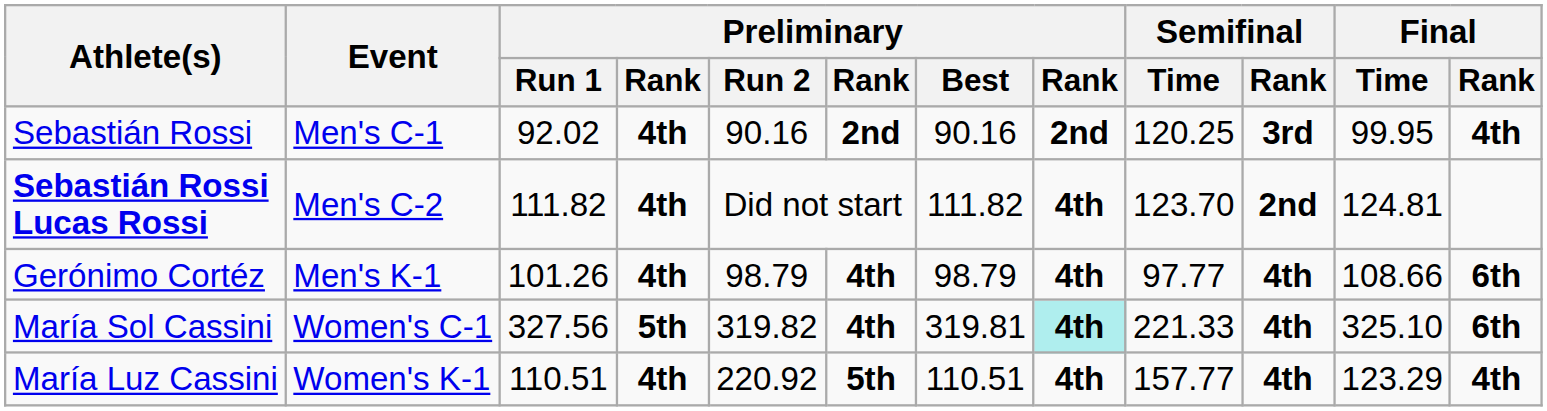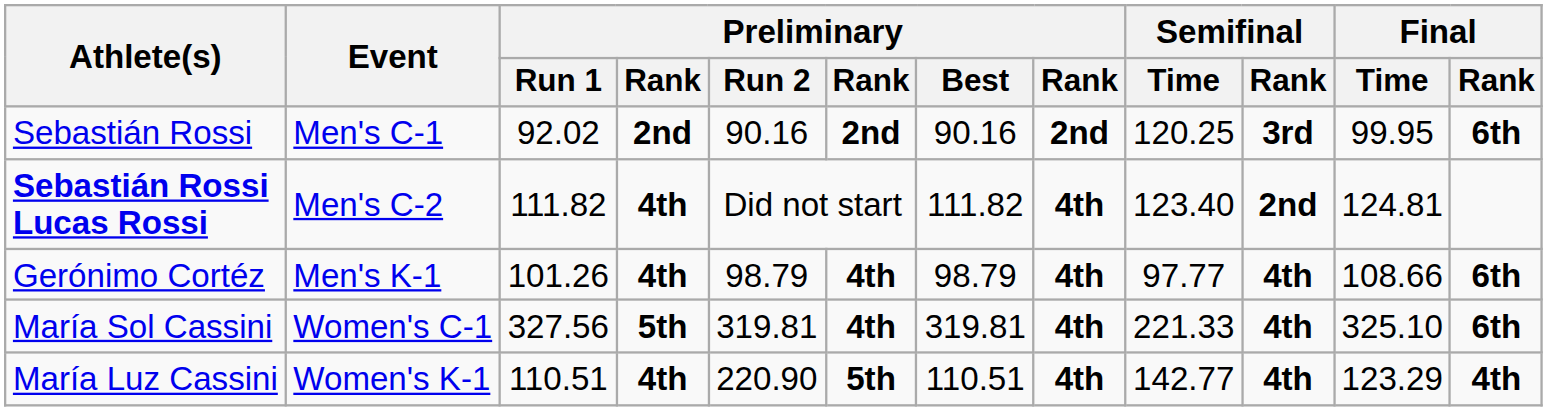(663, 133) 4th -> (663, 133) 2nd
(1496, 133) 4th -> (1496, 133) 6th
(1184, 204) 123.70 -> (1184, 204) 123.40
(767, 327) 319.82 -> (767, 327) 319.81
(1080, 327) paleturquoise background -> (1080, 327) no background
(767, 380) 220.92 -> (767, 380) 220.90
(1184, 380) 157.77 -> (1184, 380) 142.77
